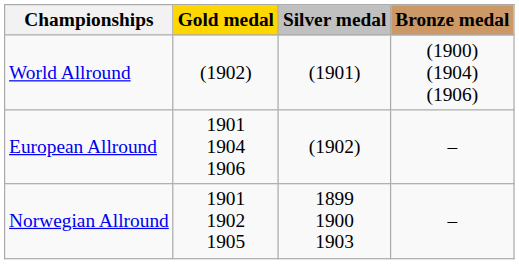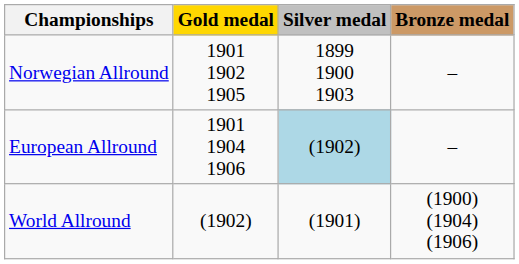rows swapped: (70, 72) <-> (89, 220)
(335, 146) no background -> (335, 146) lightblue background
